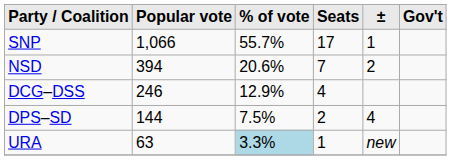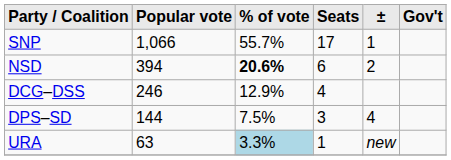(262, 67) normal -> (262, 67) bold
(321, 67) 7 -> (321, 67) 6
(321, 117) 2 -> (321, 117) 3
